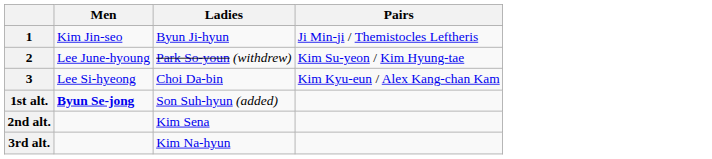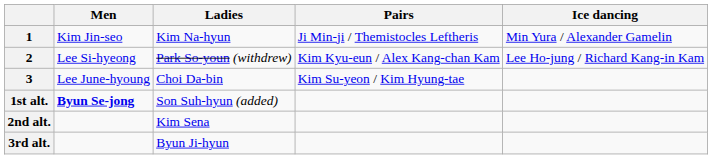+ column: (605, 15)
(193, 36) Byun Ji-hyun -> (193, 36) Kim Na-hyun
(104, 57) Lee June-hyoung -> (96, 57) Lee Si-hyeong
(381, 57) Kim Su-yeon / Kim Hyung-tae -> (399, 57) Kim Kyu-eun / Alex Kang-chan Kam
(96, 79) Lee Si-hyeong -> (104, 79) Lee June-hyoung
(399, 79) Kim Kyu-eun / Alex Kang-chan Kam -> (381, 79) Kim Su-yeon / Kim Hyung-tae
(193, 143) Kim Na-hyun -> (193, 143) Byun Ji-hyun
